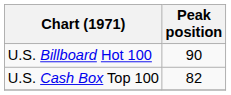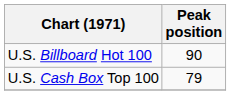(194, 78) 82 -> (194, 78) 79
